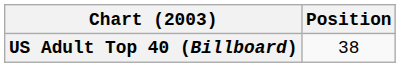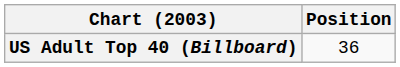(349, 48) 38 -> (349, 48) 36
